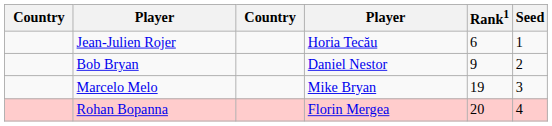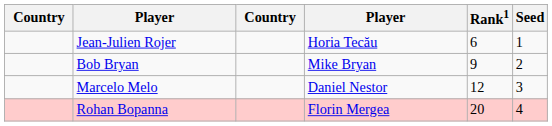(348, 64) Daniel Nestor -> (342, 64) Mike Bryan
(342, 87) Mike Bryan -> (348, 87) Daniel Nestor
(477, 87) 19 -> (477, 87) 12
